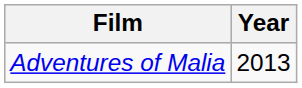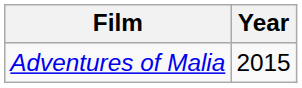(264, 62) 2013 -> (264, 62) 2015
